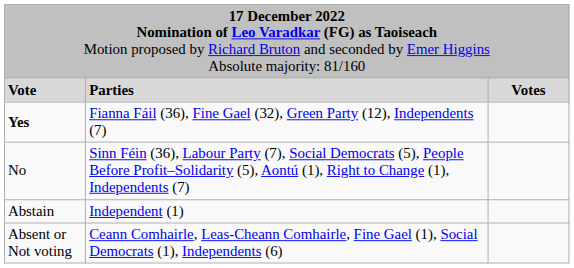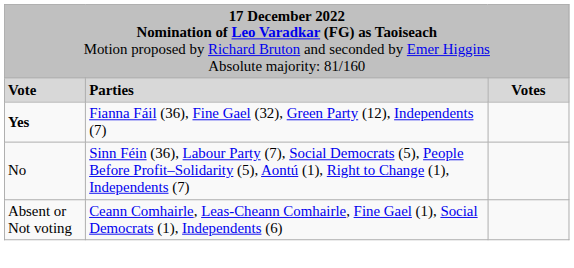- row: (31, 211)
